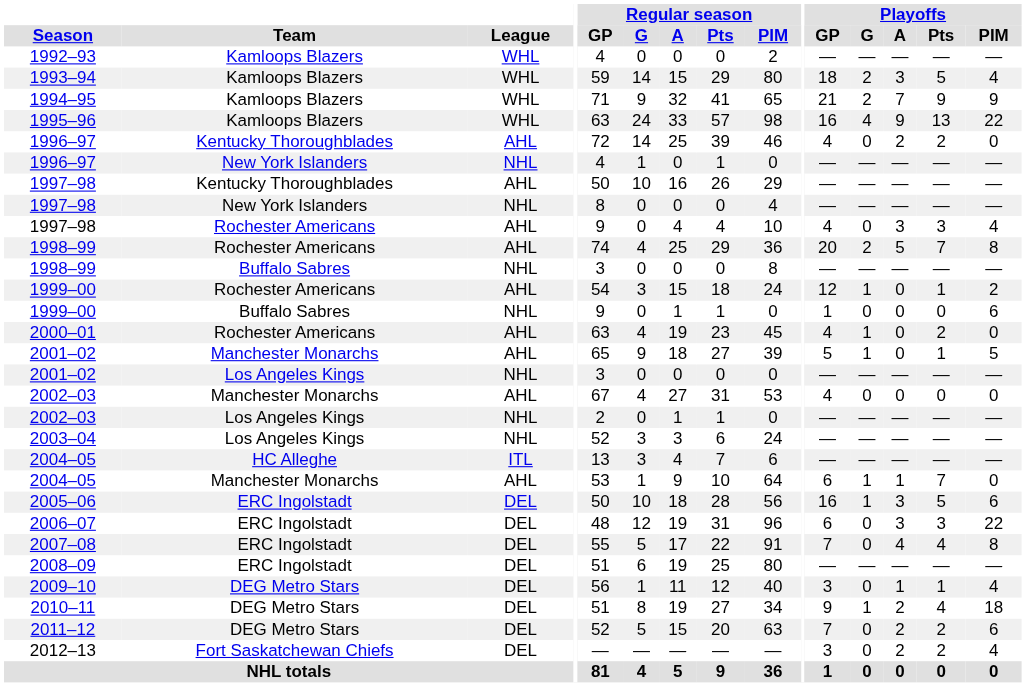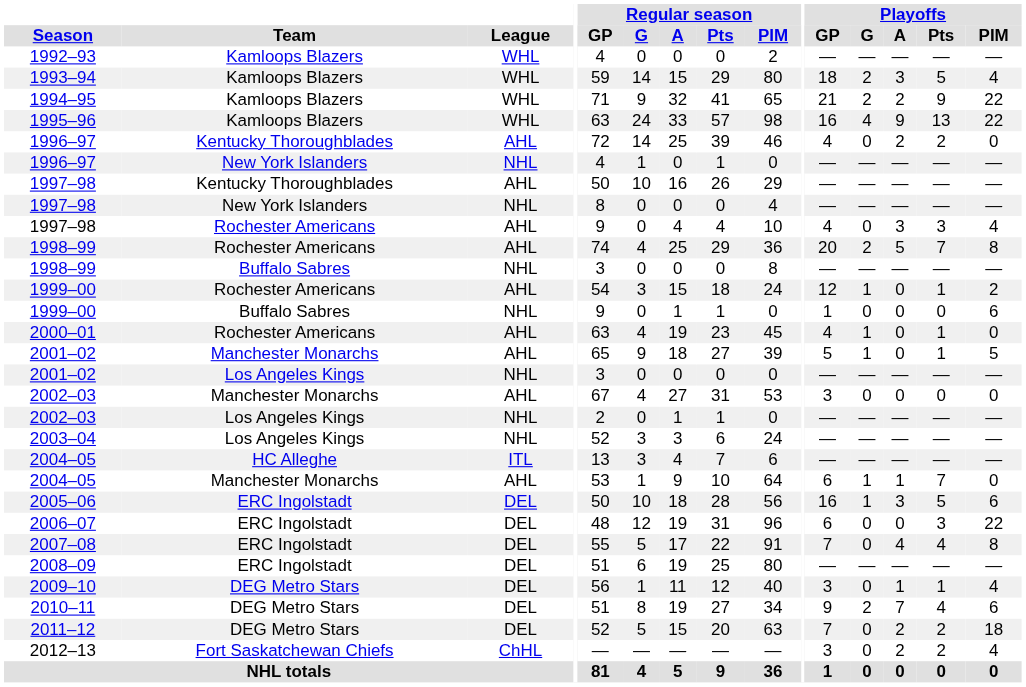(900, 99) 7 -> (900, 99) 2
(994, 99) 9 -> (994, 99) 22
(941, 332) 2 -> (941, 332) 1
(828, 396) 4 -> (828, 396) 3
(900, 523) 3 -> (900, 523) 0
(867, 608) 1 -> (867, 608) 2
(900, 608) 2 -> (900, 608) 7
(994, 608) 18 -> (994, 608) 6
(994, 629) 6 -> (994, 629) 18
(521, 650) DEL -> (521, 650) ChHL
